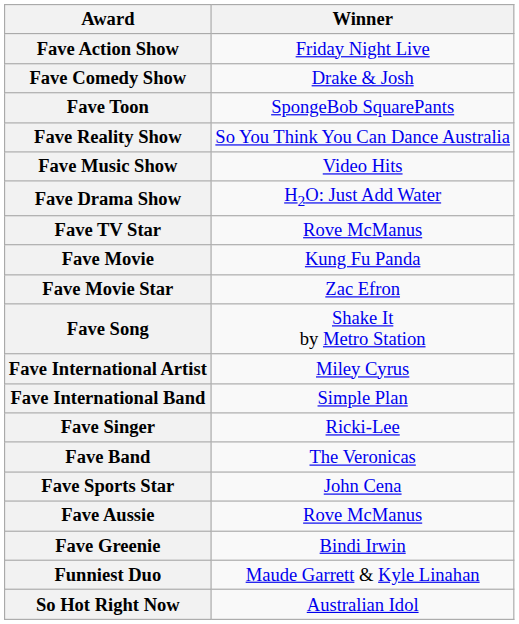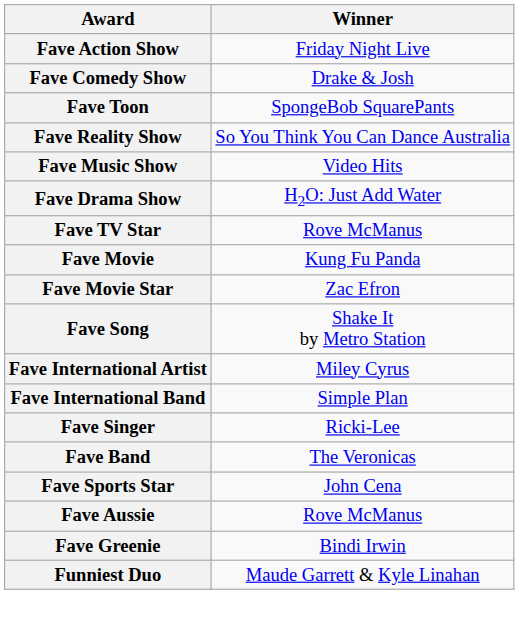- row: (108, 604)
